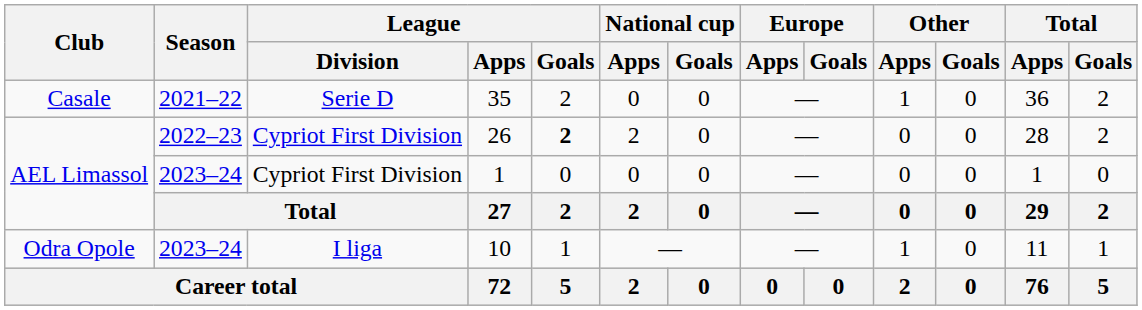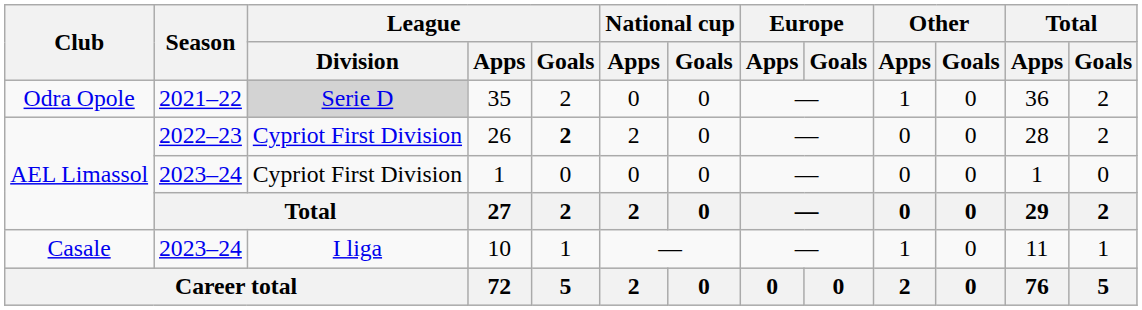(79, 98) Casale -> (79, 98) Odra Opole
(357, 98) no background -> (357, 98) lightgrey background
(79, 248) Odra Opole -> (79, 248) Casale
